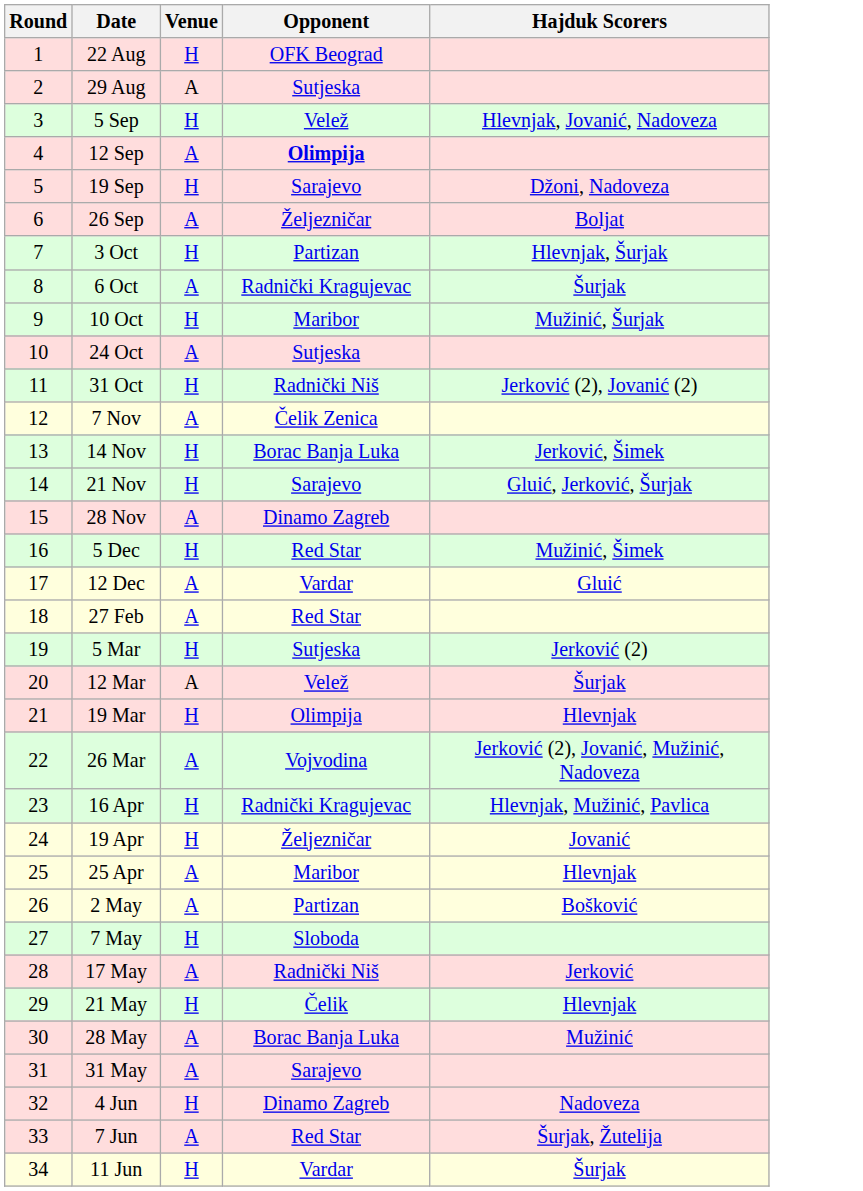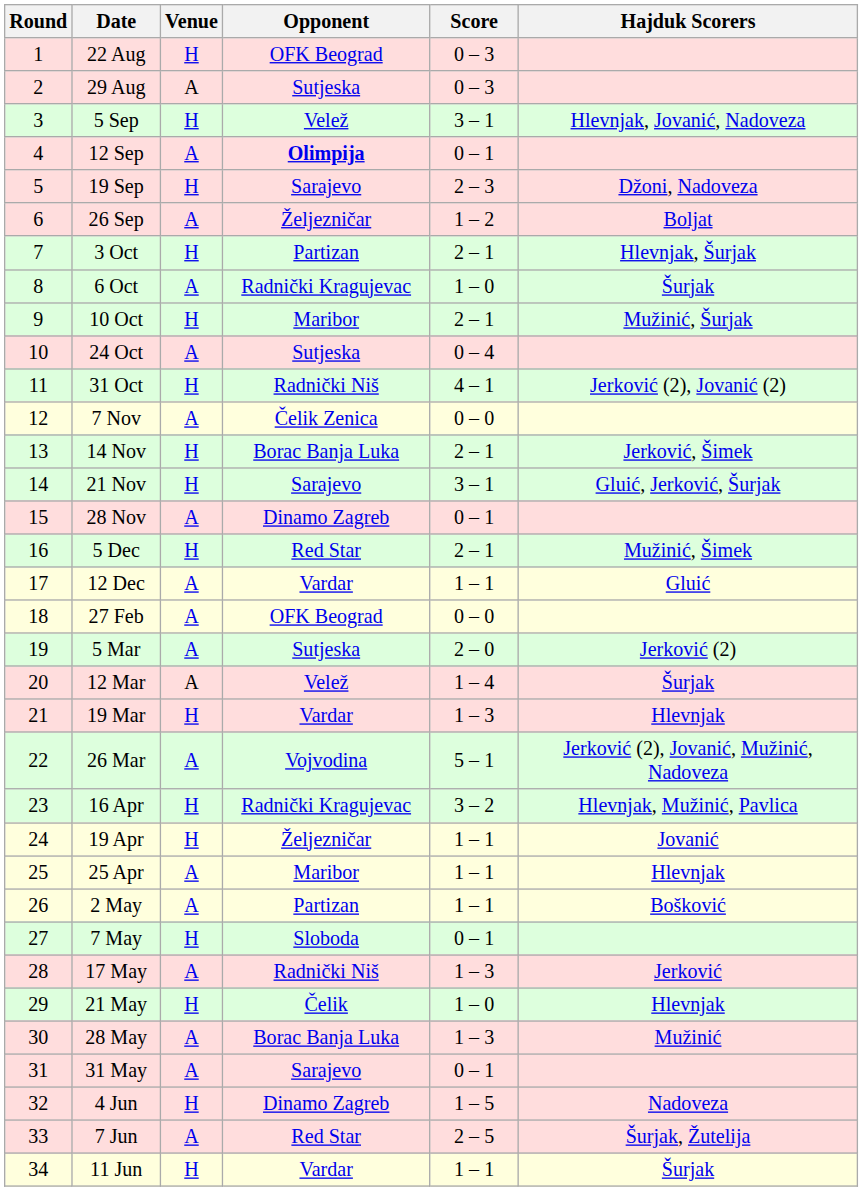+ column: (474, 21)
(326, 616) Red Star -> (326, 616) OFK Beograd
(191, 649) H -> (191, 649) A
(326, 715) Olimpija -> (326, 715) Vardar
